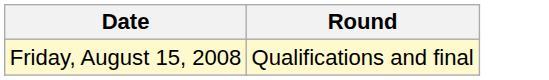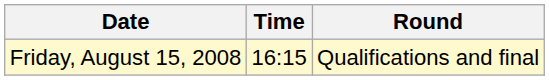+ column: (279, 22)
